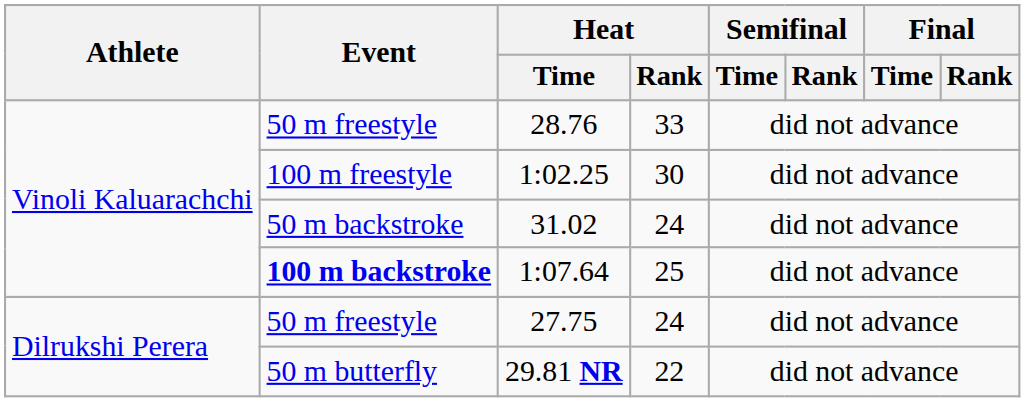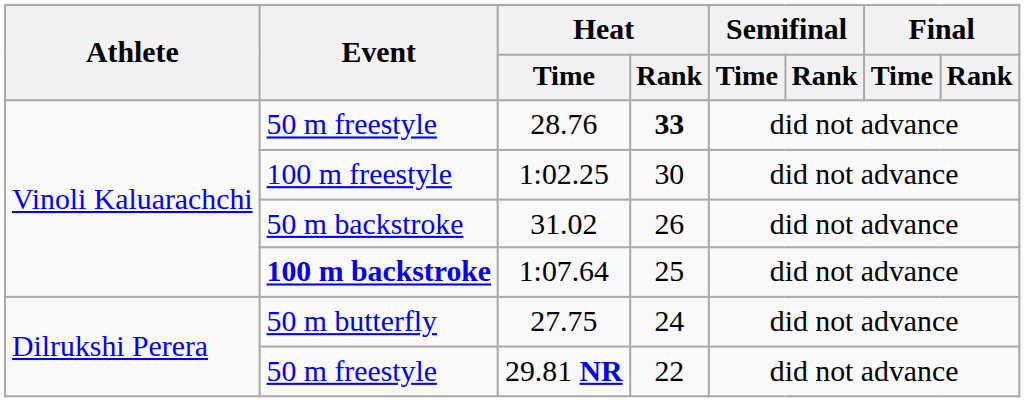(669, 125) normal -> (669, 125) bold
(669, 223) 24 -> (669, 223) 26
(352, 321) 50 m freestyle -> (352, 321) 50 m butterfly
(352, 370) 50 m butterfly -> (352, 370) 50 m freestyle
